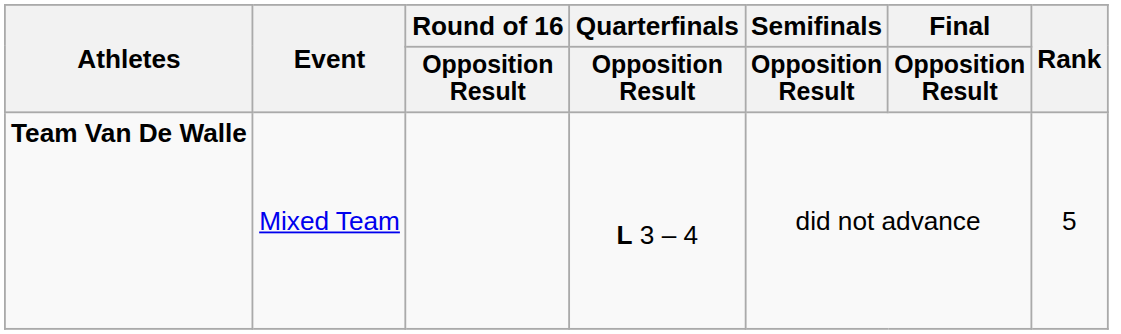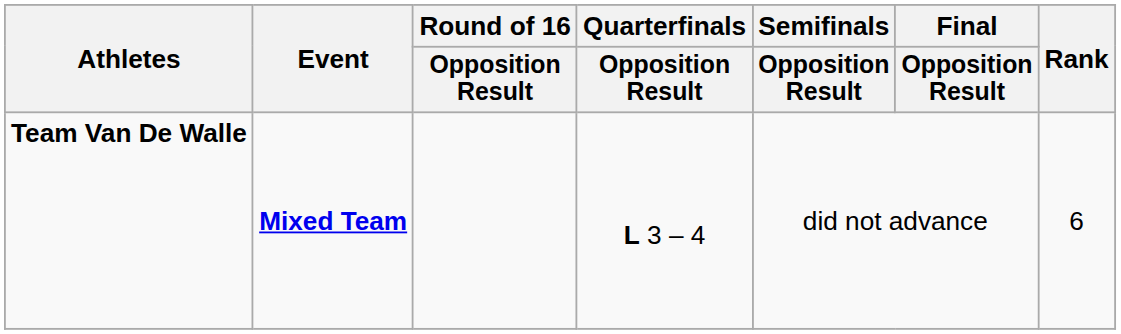(330, 221) normal -> (333, 221) bold
(1069, 221) 5 -> (1077, 221) 6
